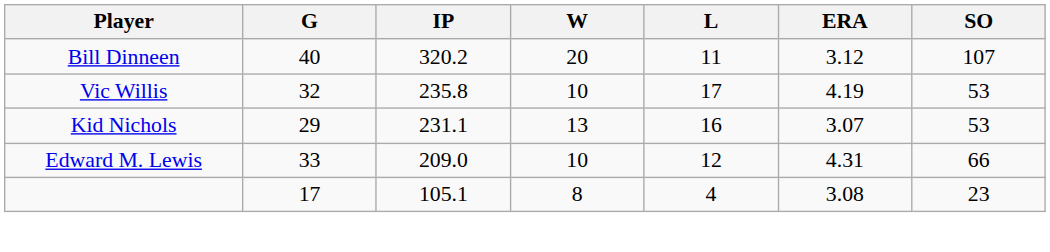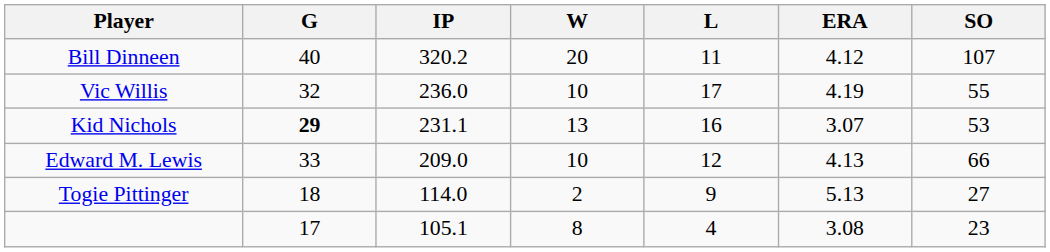(845, 56) 3.12 -> (845, 56) 4.12
(443, 90) 235.8 -> (443, 90) 236.0
(979, 90) 53 -> (979, 90) 55
(310, 125) normal -> (310, 125) bold
(845, 159) 4.31 -> (845, 159) 4.13
+ row: (124, 194)
